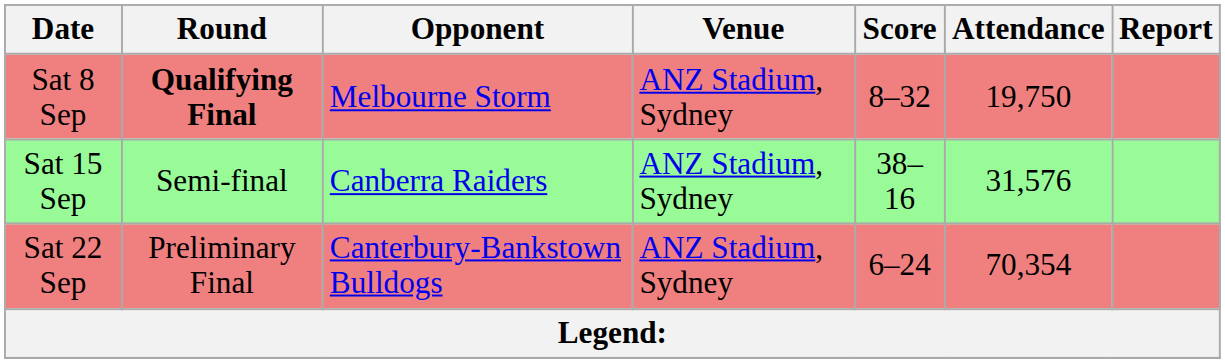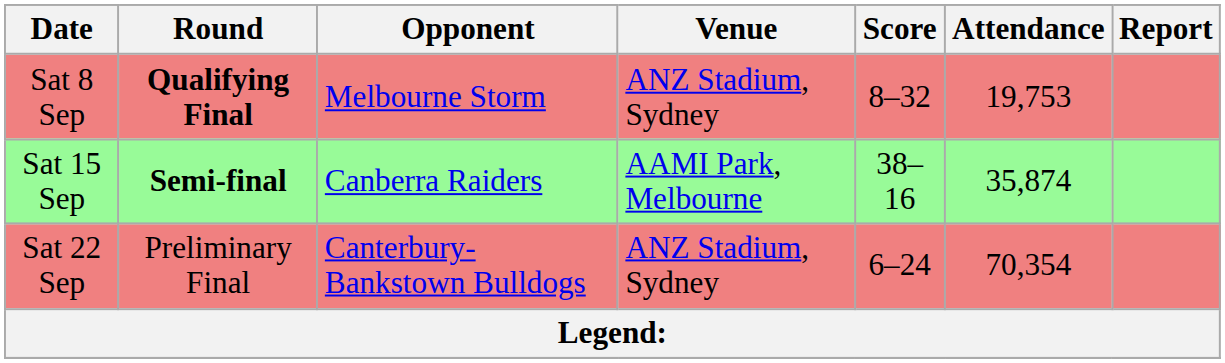(1028, 96) 19,750 -> (1028, 96) 19,753
(222, 180) normal -> (218, 180) bold
(731, 180) ANZ Stadium, Sydney -> (703, 180) AAMI Park, Melbourne
(1028, 180) 31,576 -> (1028, 180) 35,874
